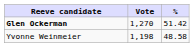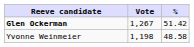(142, 23) 1,270 -> (142, 23) 1,267
